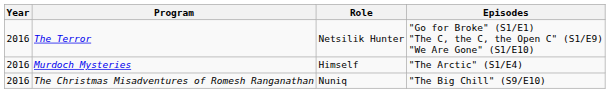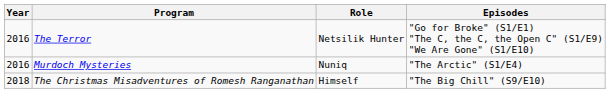(338, 65) Himself -> (333, 65) Nuniq
(18, 80) 2016 -> (18, 80) 2018
(333, 80) Nuniq -> (338, 80) Himself
